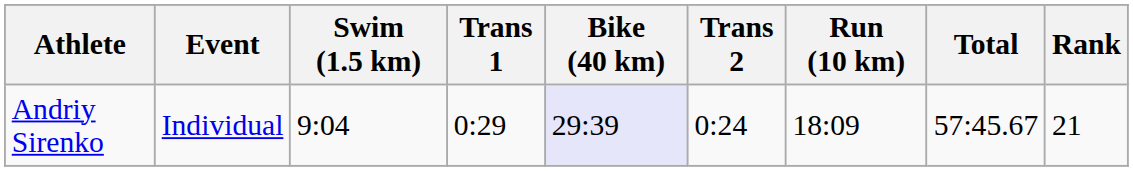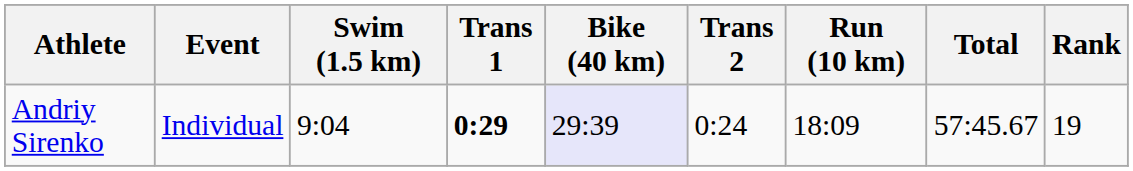(480, 124) normal -> (481, 124) bold
(1067, 124) 21 -> (1067, 124) 19
